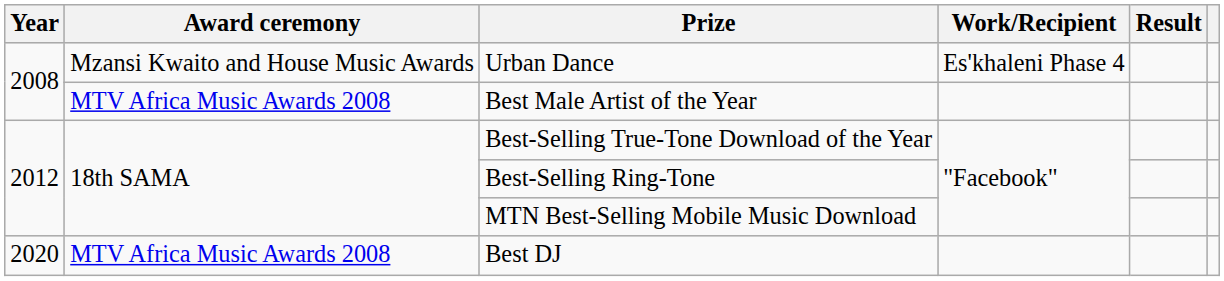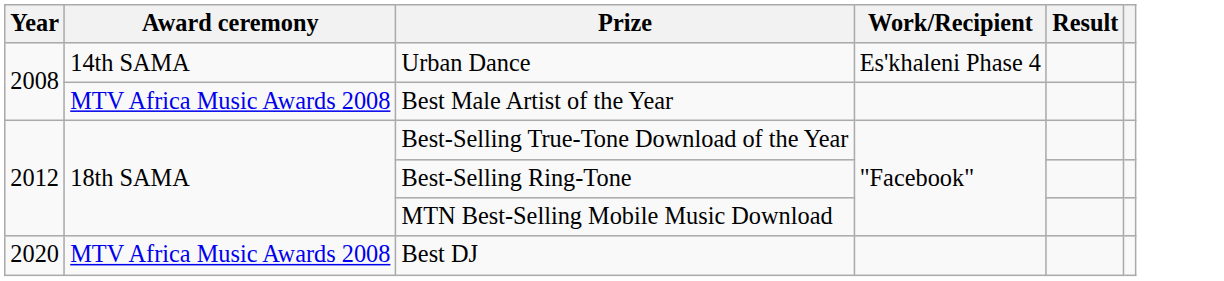(272, 62) Mzansi Kwaito and House Music Awards -> (130, 62) 14th SAMA
